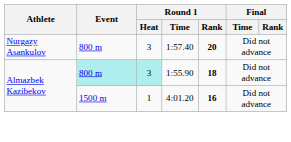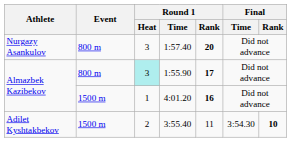(91, 73) paleturquoise background -> (89, 73) no background
(212, 73) 18 -> (209, 73) 17
+ row: (178, 124)
